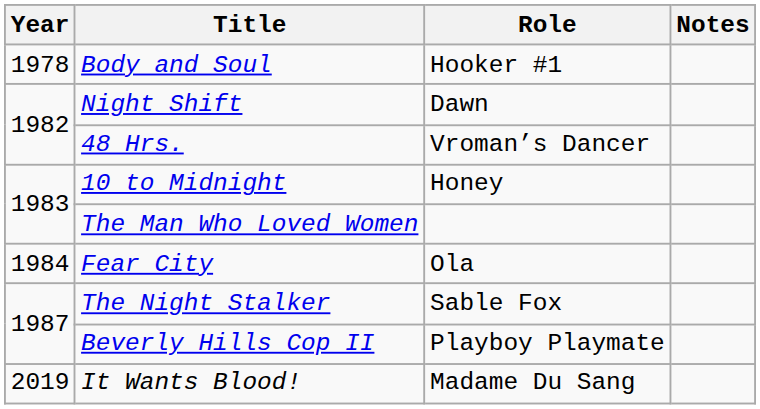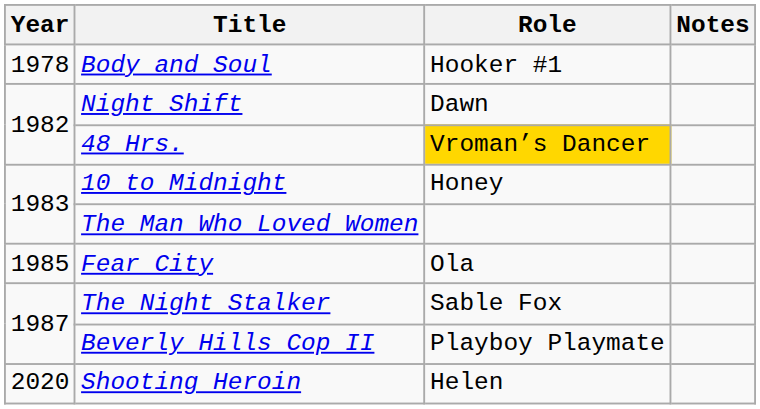(540, 144) no background -> (540, 144) gold background
(40, 264) 1984 -> (40, 264) 1985
- row: (191, 383)
+ row: (191, 383)
